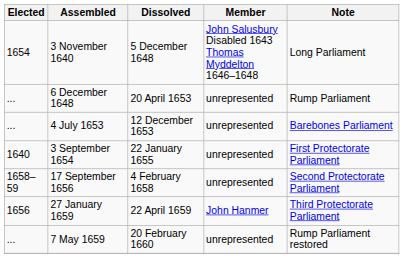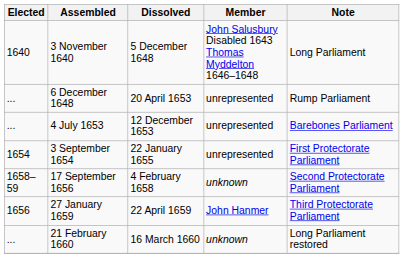(18, 52) 1654 -> (18, 52) 1640
(18, 154) 1640 -> (18, 154) 1654
(240, 182) unrepresented -> (227, 182) unknown
- row: (78, 239)
+ row: (78, 239)
